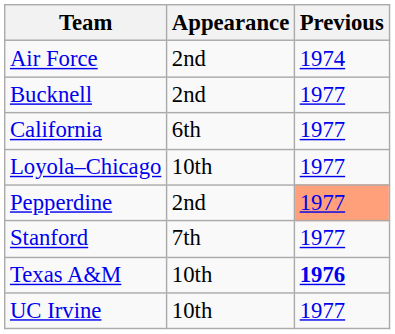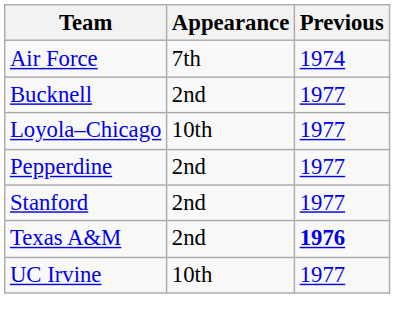(189, 58) 2nd -> (186, 58) 7th
- row: (56, 130)
(322, 202) lightsalmon background -> (322, 166) no background
(186, 238) 7th -> (189, 202) 2nd
(192, 274) 10th -> (189, 238) 2nd
